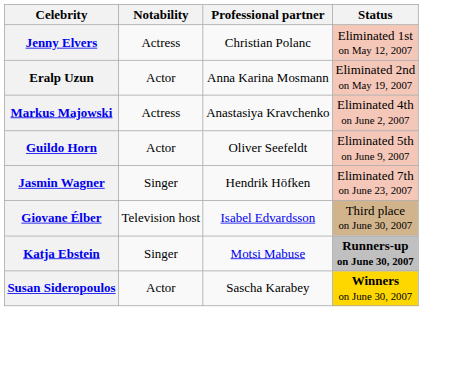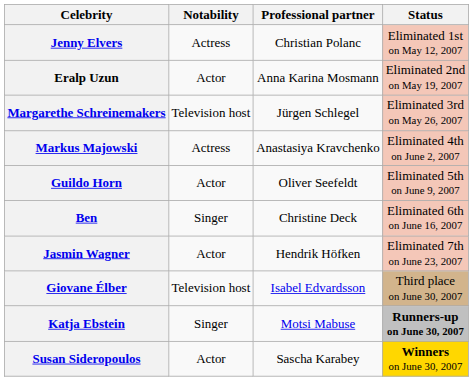+ row: (87, 112)
+ row: (87, 218)
(161, 183) Singer -> (211, 253) Actor
